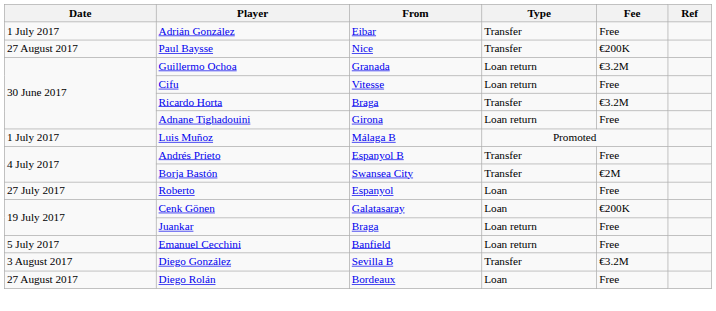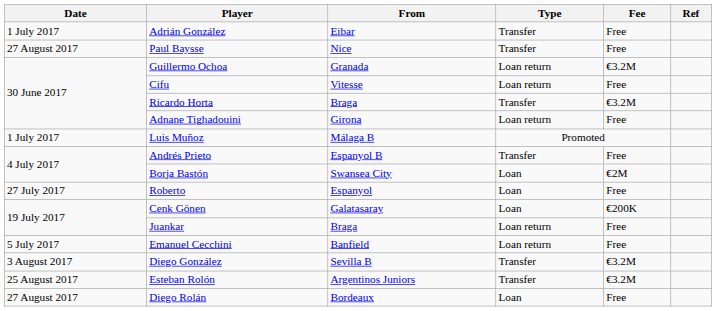(614, 48) €200K -> (616, 48) Free
(503, 173) Transfer -> (510, 173) Loan
+ row: (182, 279)
